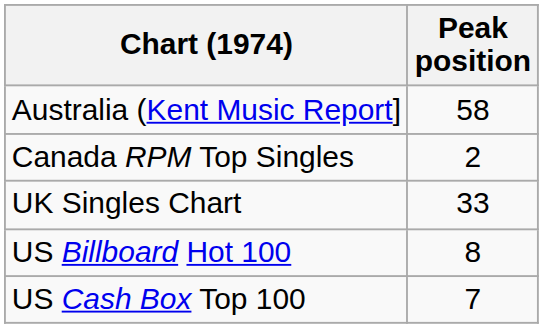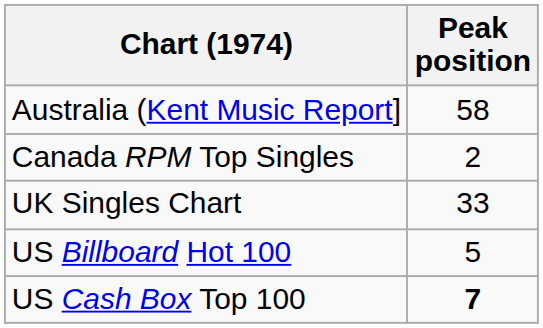(473, 251) 8 -> (473, 251) 5
(473, 299) normal -> (473, 299) bold
